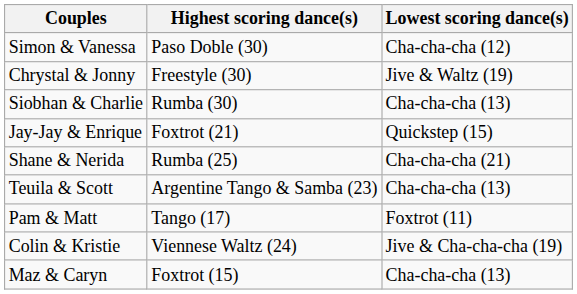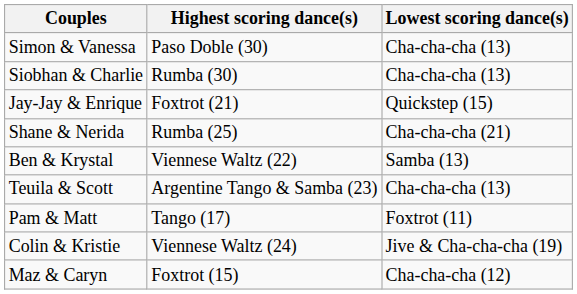(448, 47) Cha-cha-cha (12) -> (448, 47) Cha-cha-cha (13)
- row: (72, 75)
+ row: (61, 160)
(448, 274) Cha-cha-cha (13) -> (448, 274) Cha-cha-cha (12)
